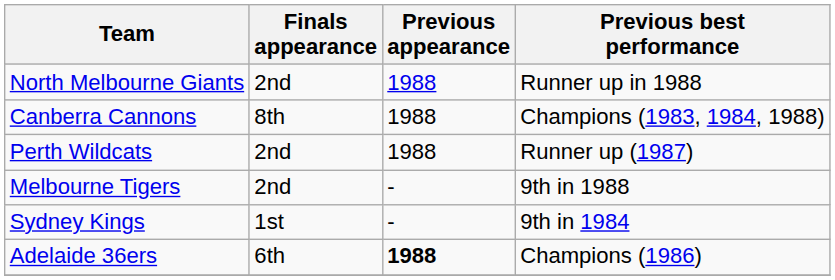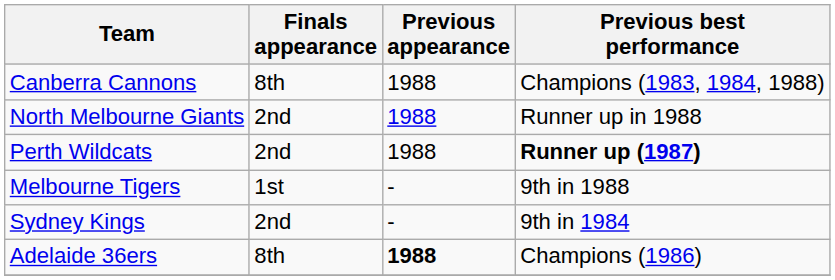rows swapped: (127, 81) <-> (103, 116)
(607, 151) normal -> (610, 151) bold
(273, 186) 2nd -> (269, 186) 1st
(269, 221) 1st -> (273, 221) 2nd
(270, 256) 6th -> (270, 256) 8th
